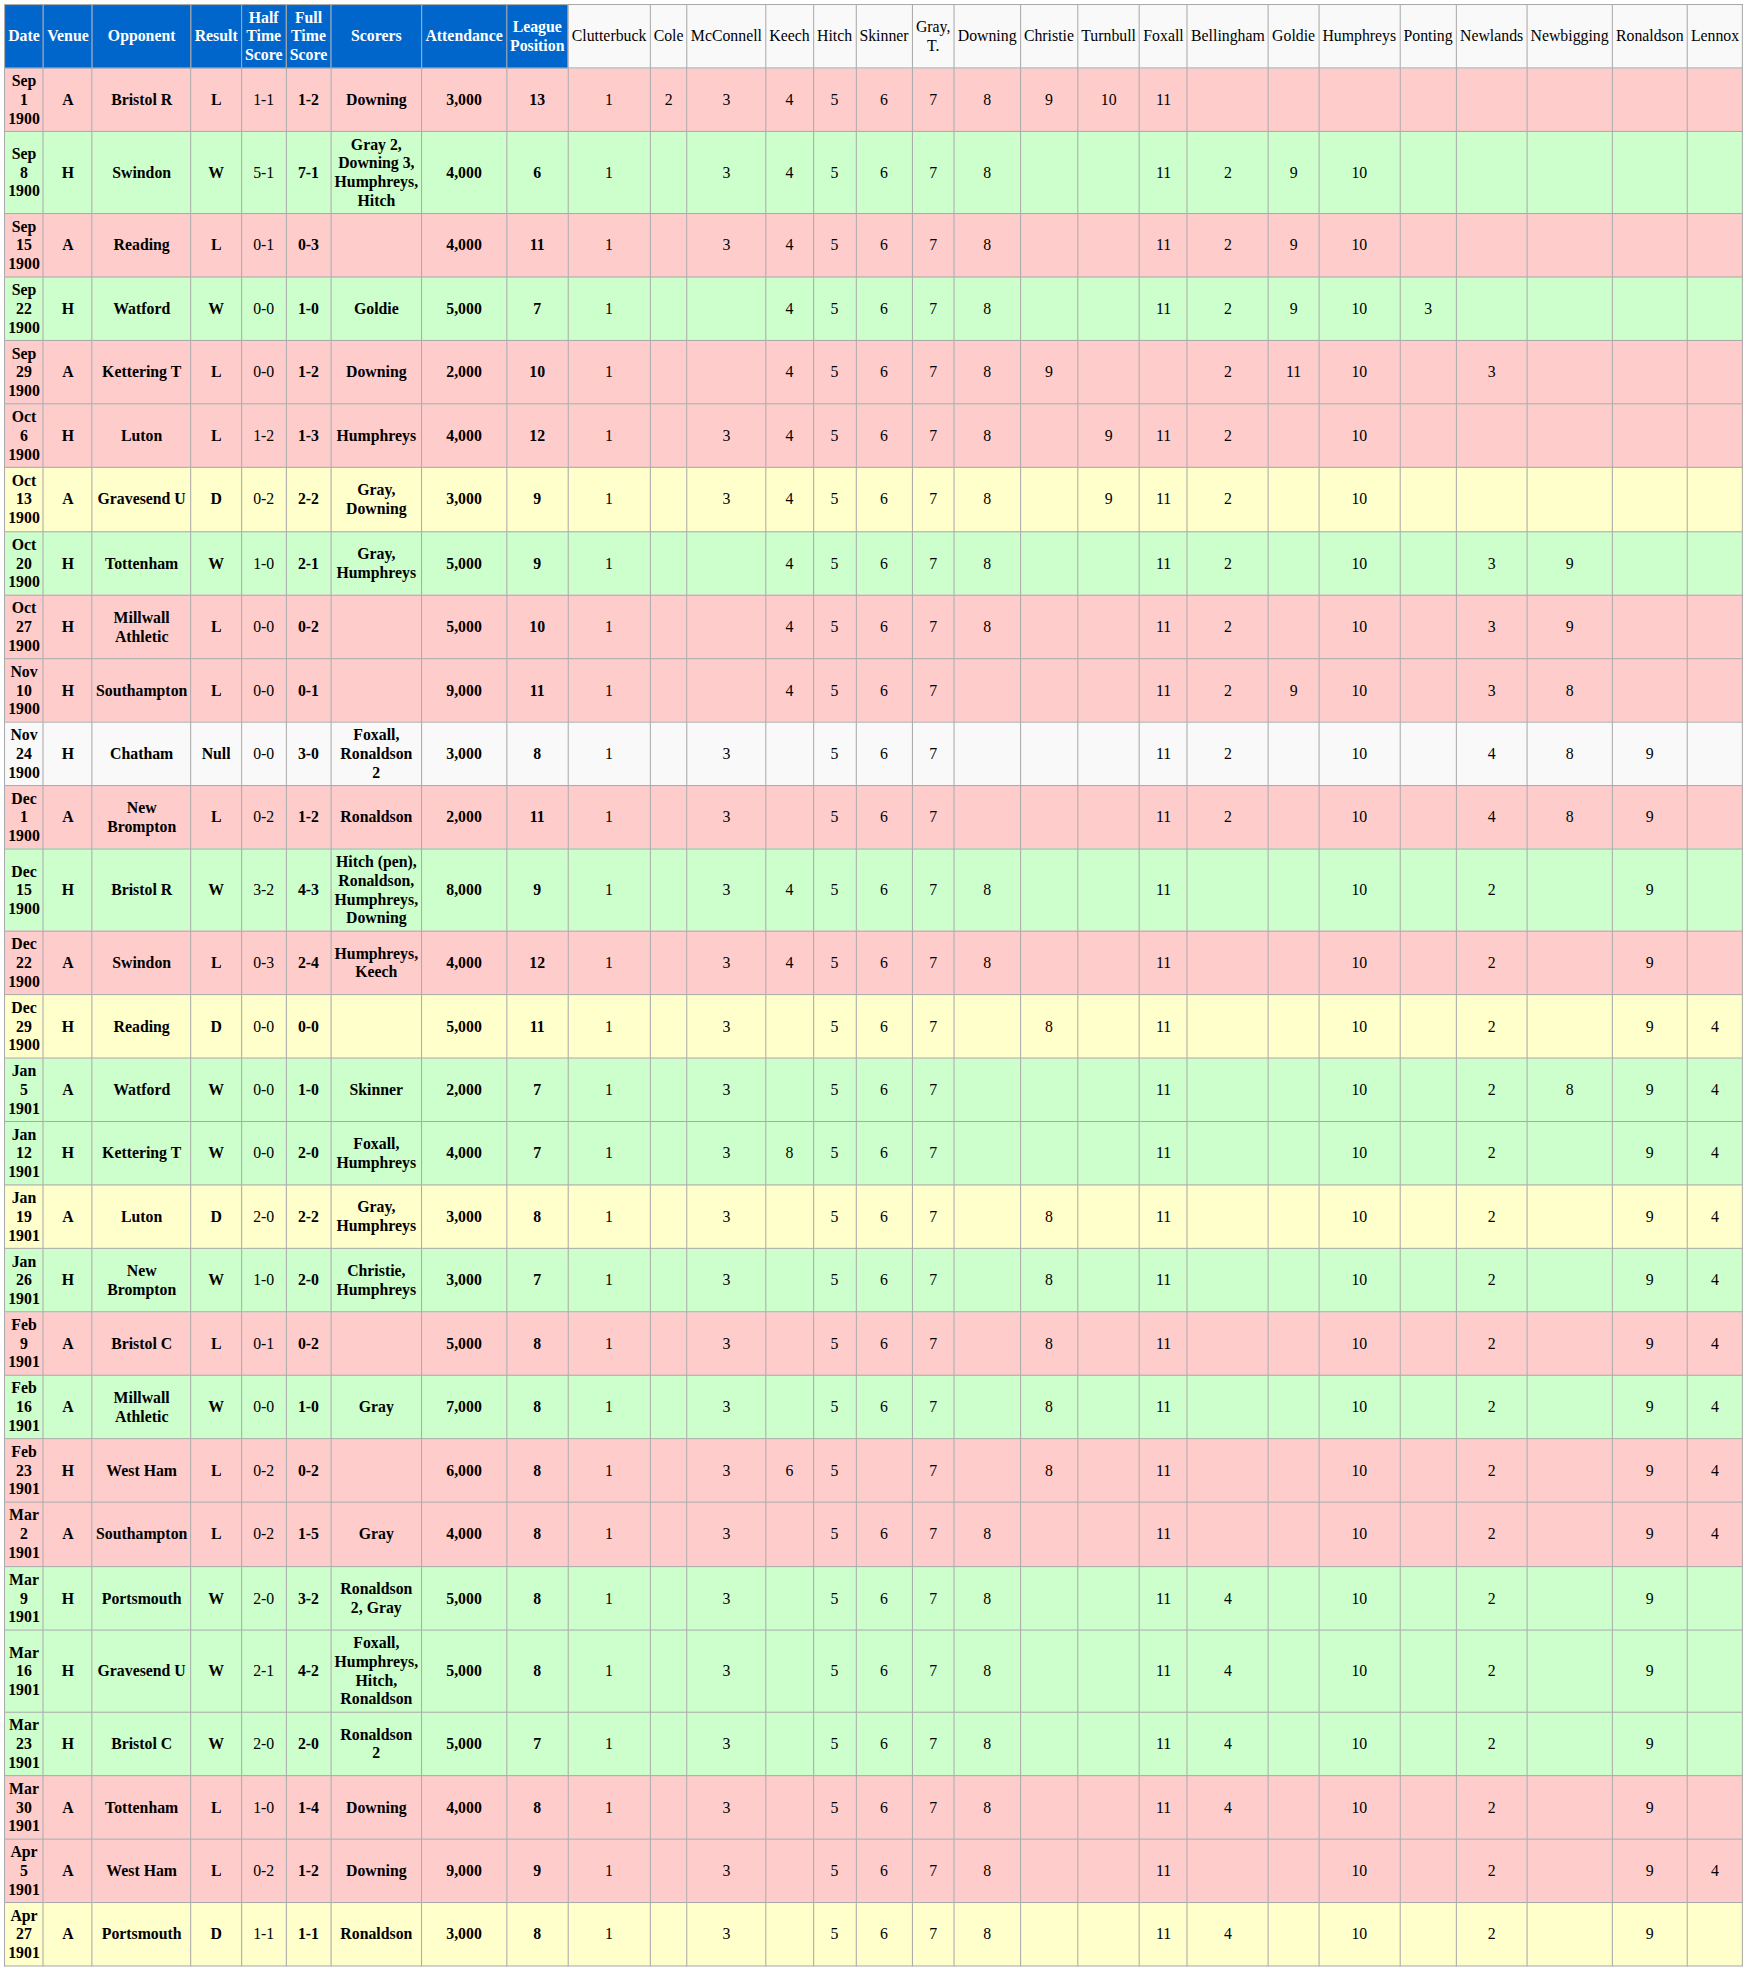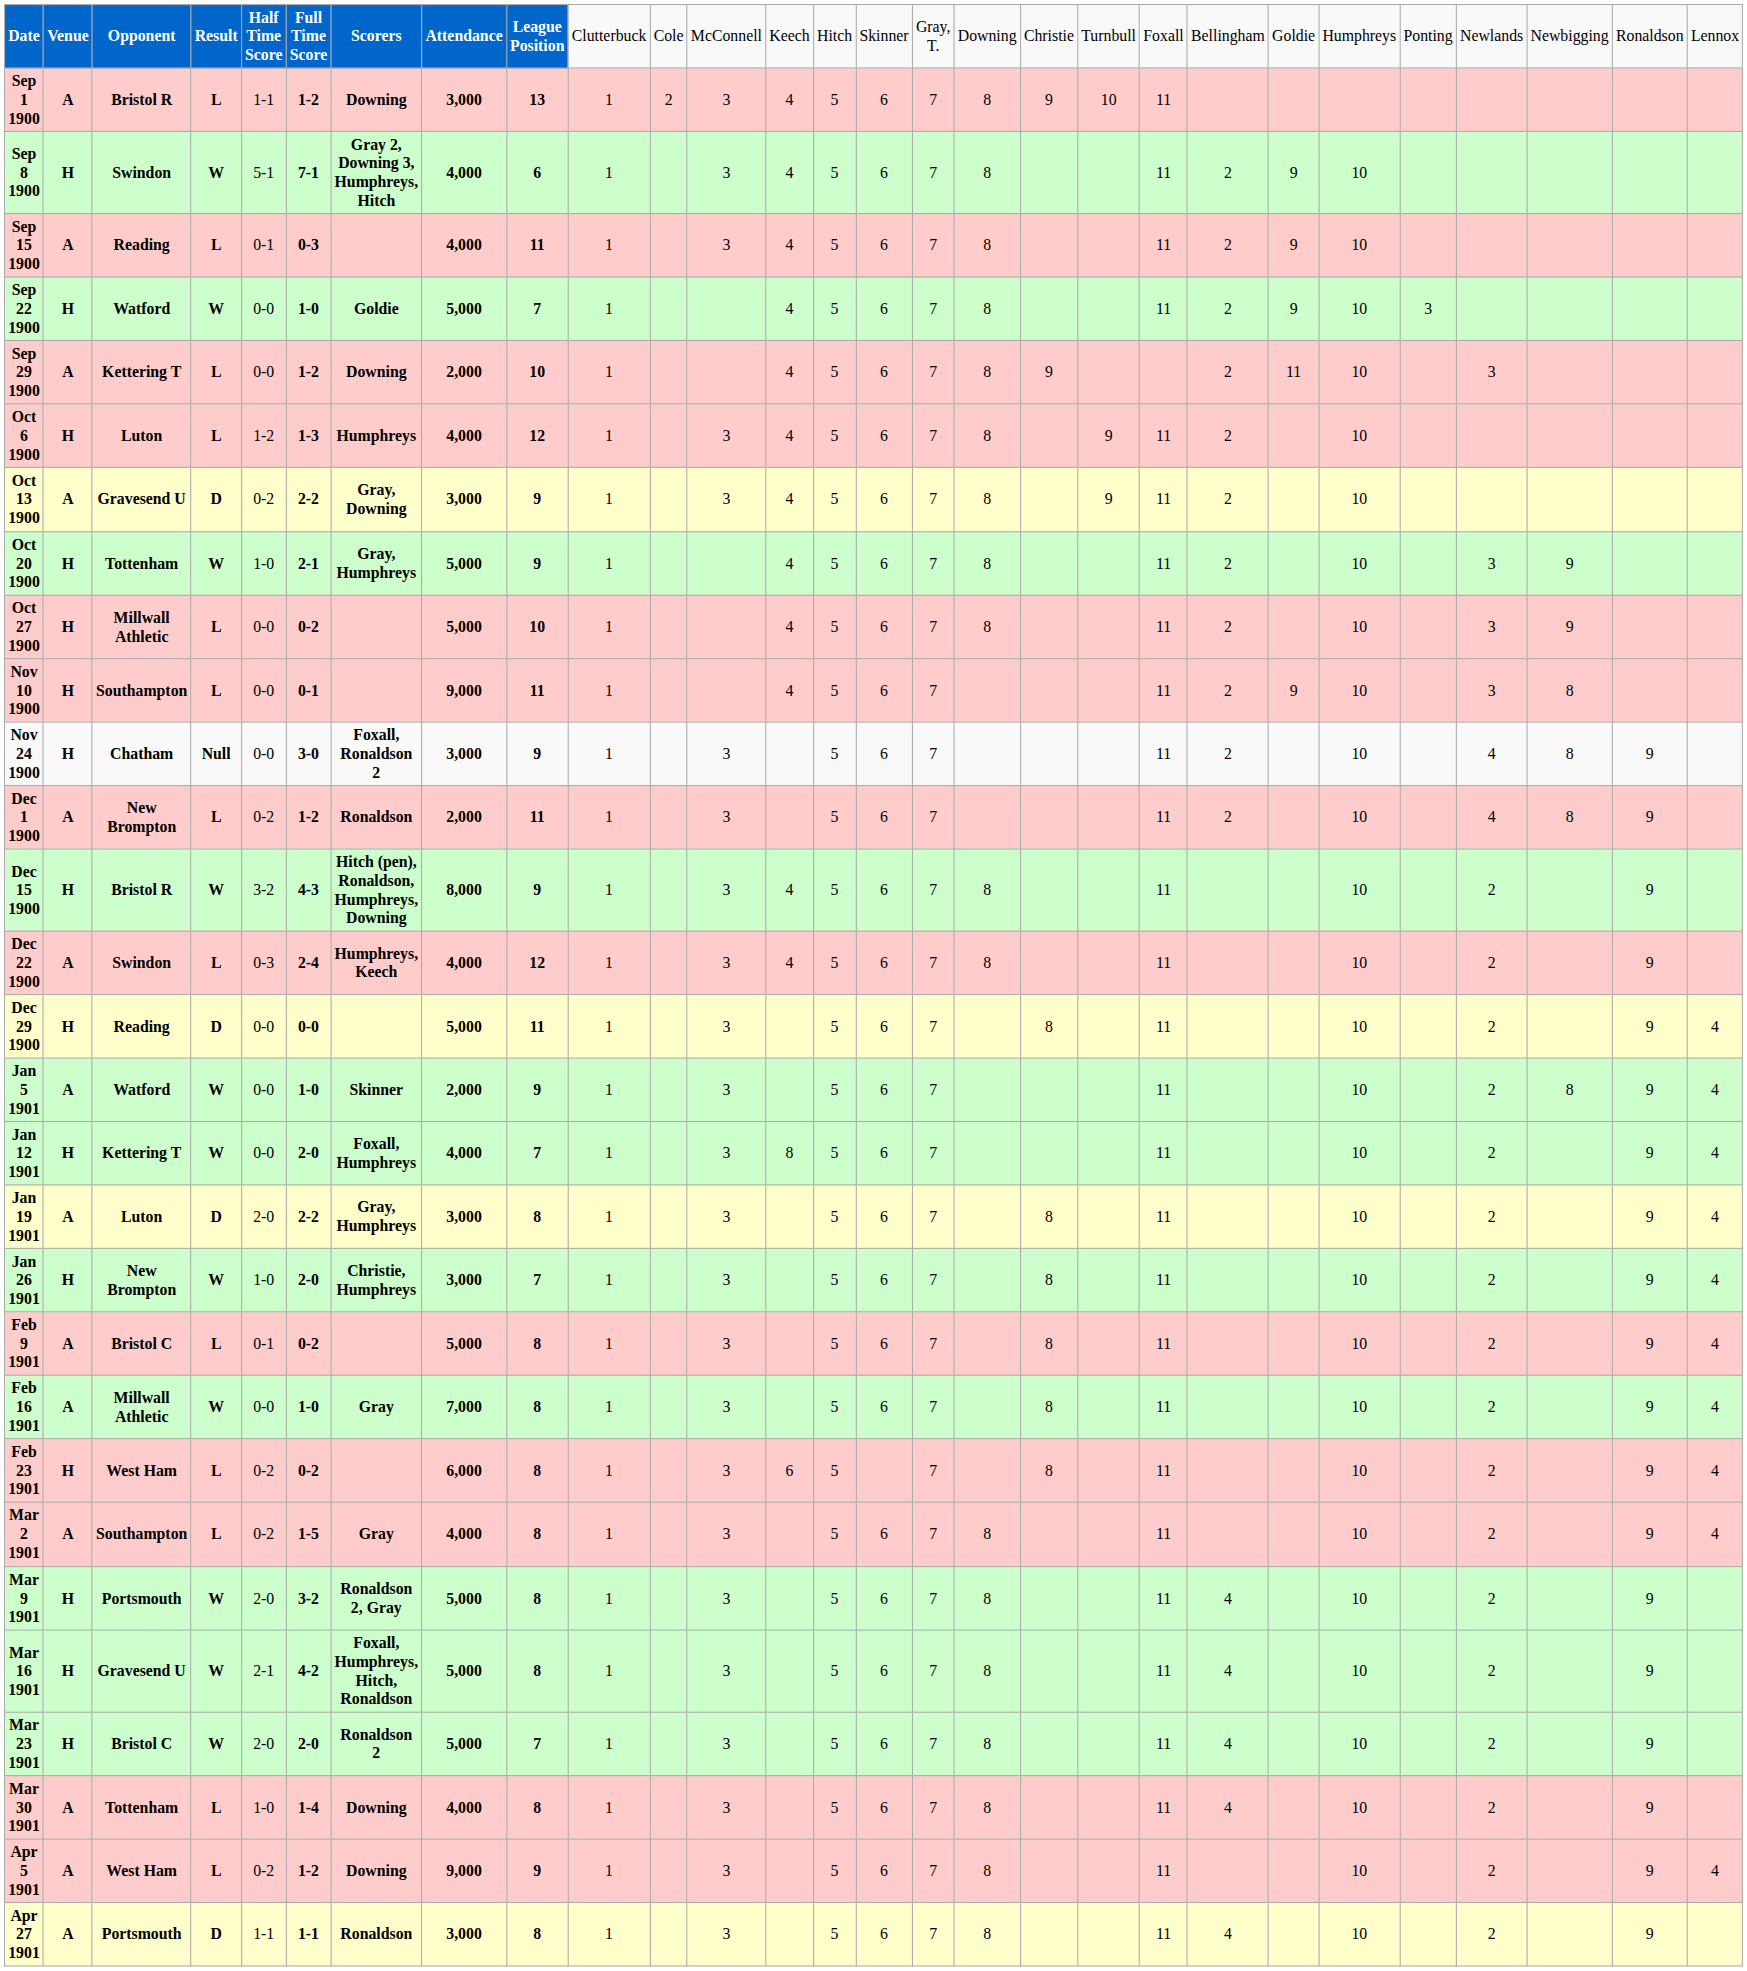(537, 753) 8 -> (537, 753) 9
(537, 1089) 7 -> (537, 1089) 9
